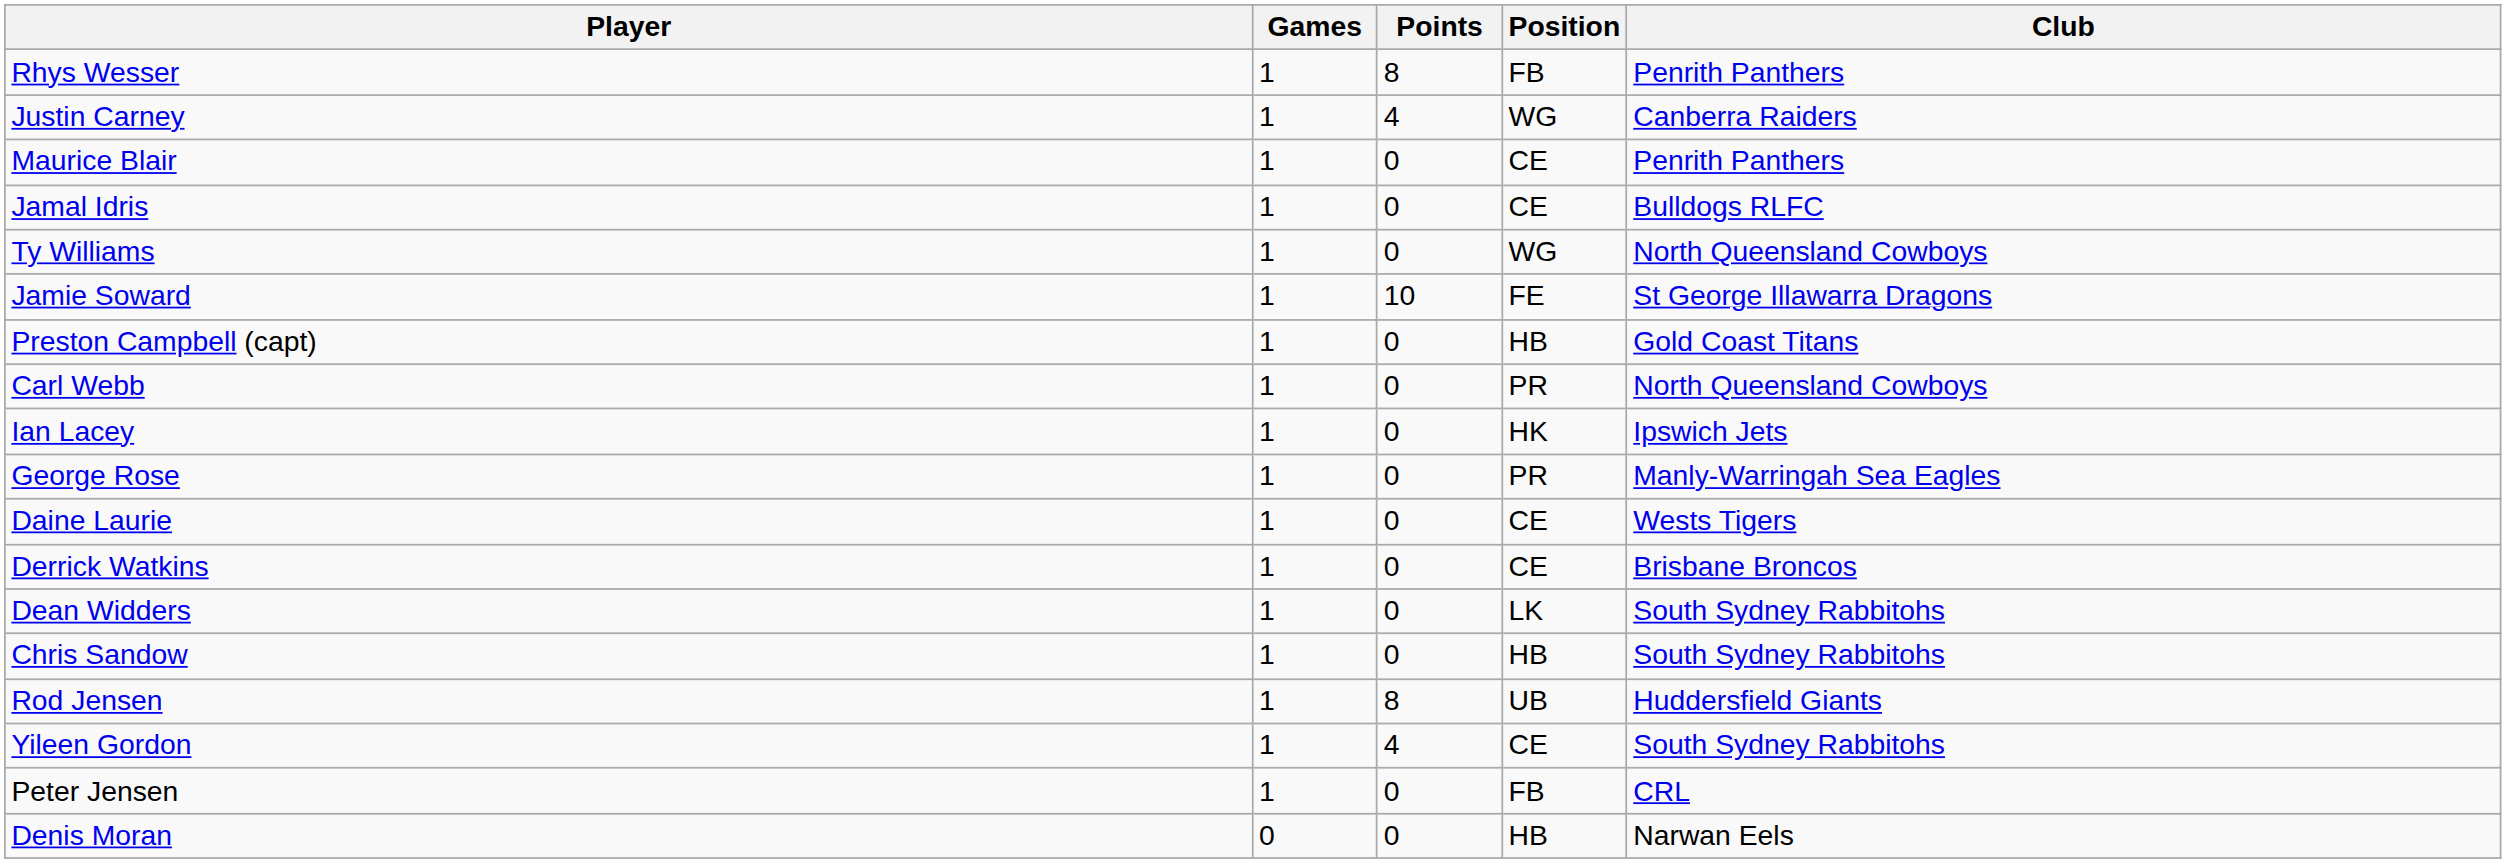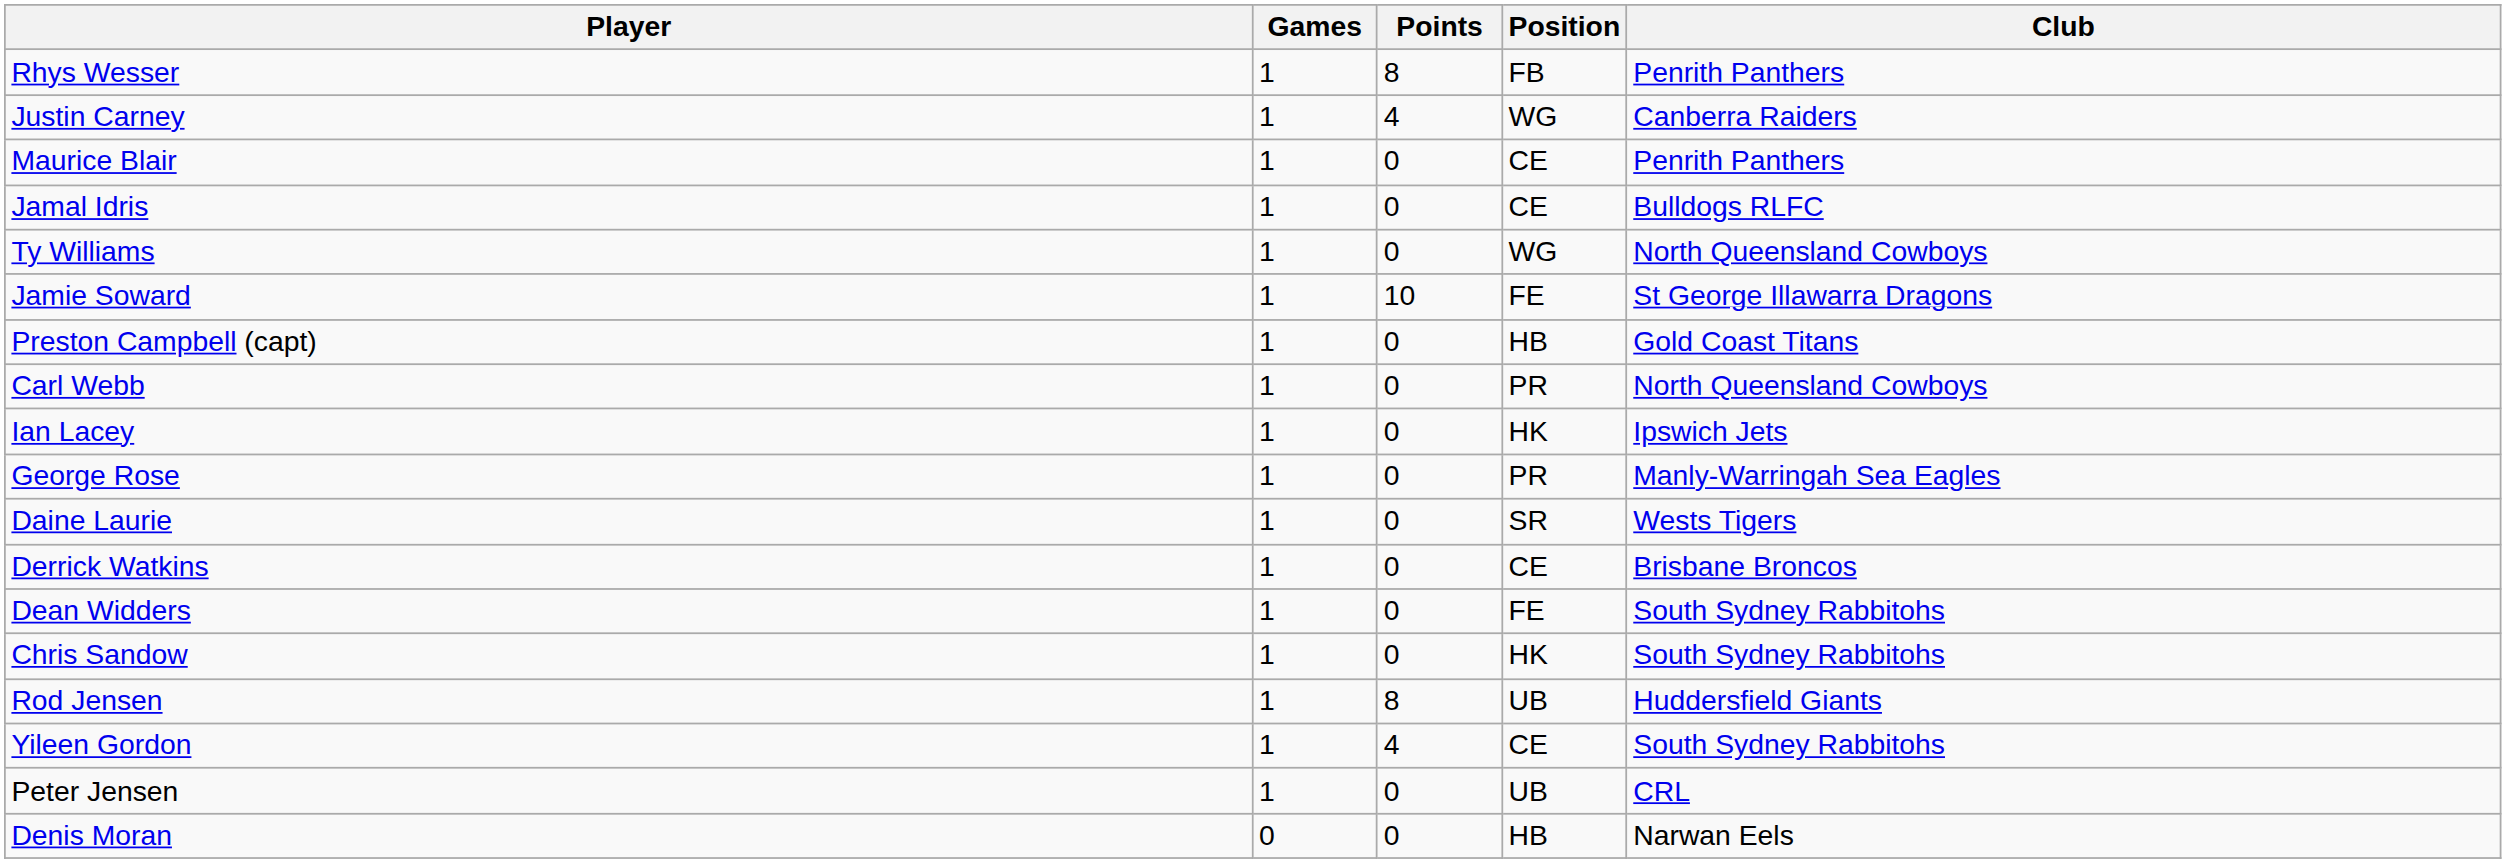(1528, 521) CE -> (1528, 521) SR
(1526, 610) LK -> (1527, 610) FE
(1528, 655) HB -> (1528, 655) HK
(1527, 790) FB -> (1528, 790) UB
